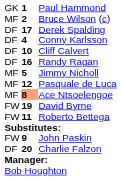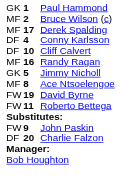(11, 29) DF -> (13, 29) MF
(11, 62) DF -> (13, 62) MF
(11, 73) MF -> (13, 73) GK
- row: (78, 84)
(24, 94) lightsalmon background -> (26, 84) no background
